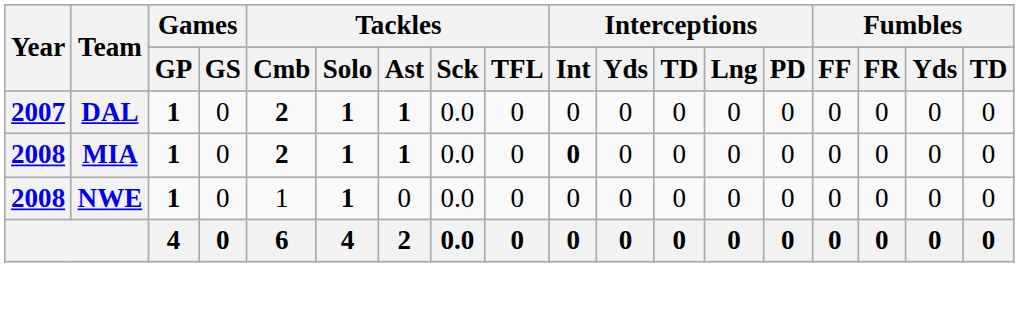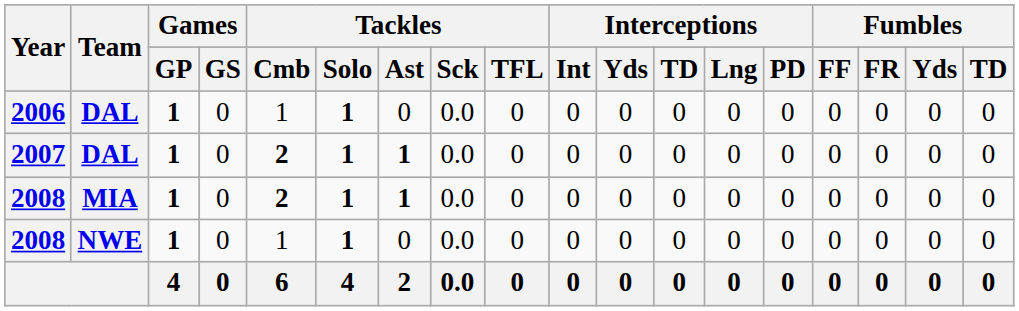+ row: (38, 111)
(573, 154) bold -> (573, 197) normal
